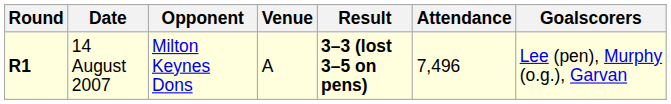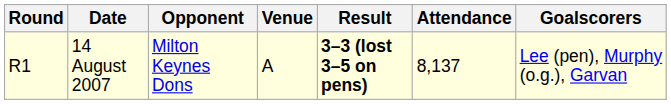(20, 65) bold -> (20, 65) normal
(438, 65) 7,496 -> (438, 65) 8,137
